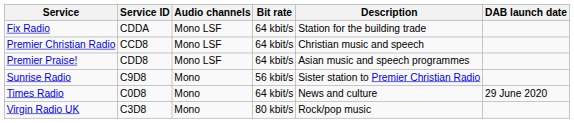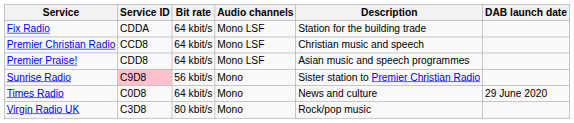columns swapped: (274, 12) <-> (212, 12)
(133, 77) no background -> (133, 77) pink background
